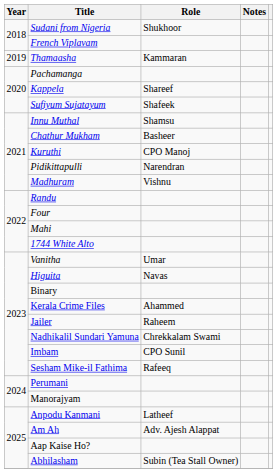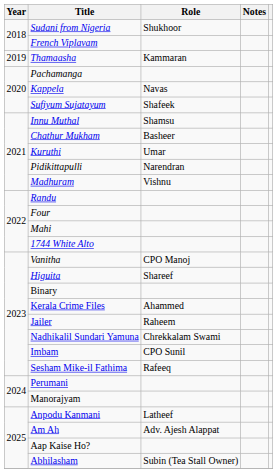(158, 89) Shareef -> (155, 89) Navas
(167, 151) CPO Manoj -> (154, 151) Umar
(154, 259) Umar -> (167, 259) CPO Manoj
(155, 275) Navas -> (158, 275) Shareef
